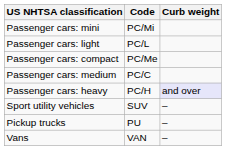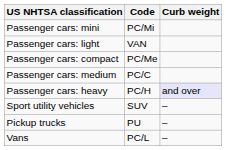(138, 43) PC/L -> (137, 43) VAN
(137, 138) VAN -> (138, 138) PC/L
